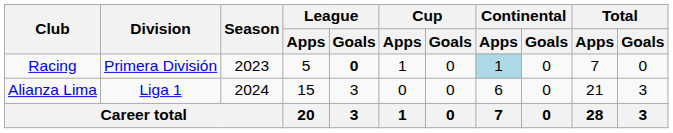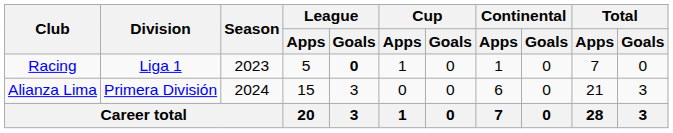(161, 66) Primera División -> (161, 66) Liga 1
(498, 66) lightblue background -> (498, 66) no background
(161, 90) Liga 1 -> (161, 90) Primera División
